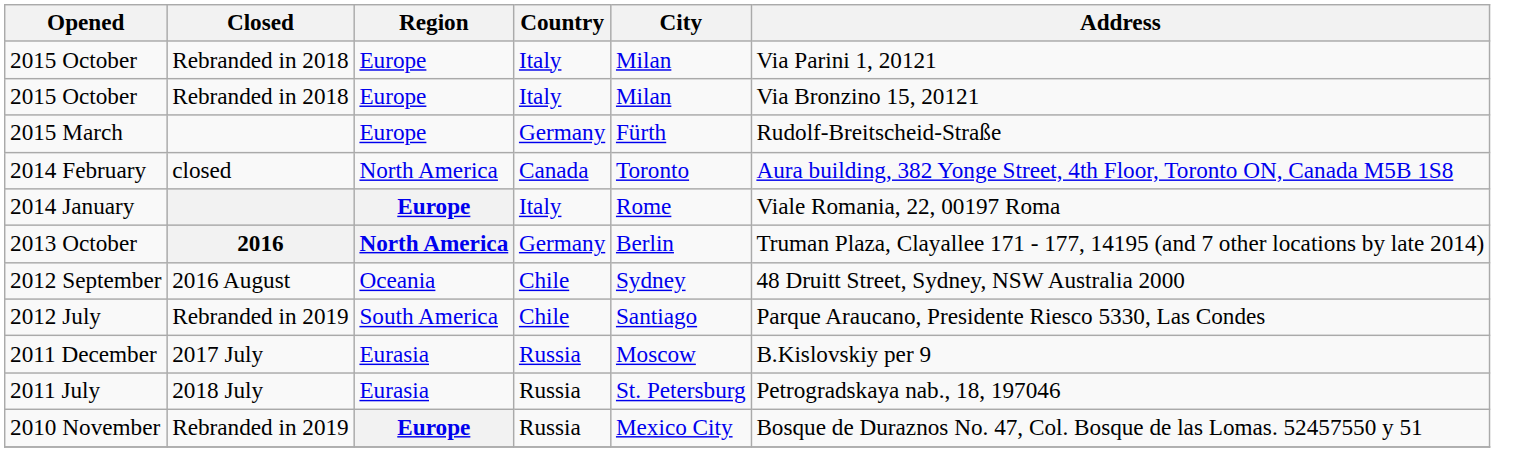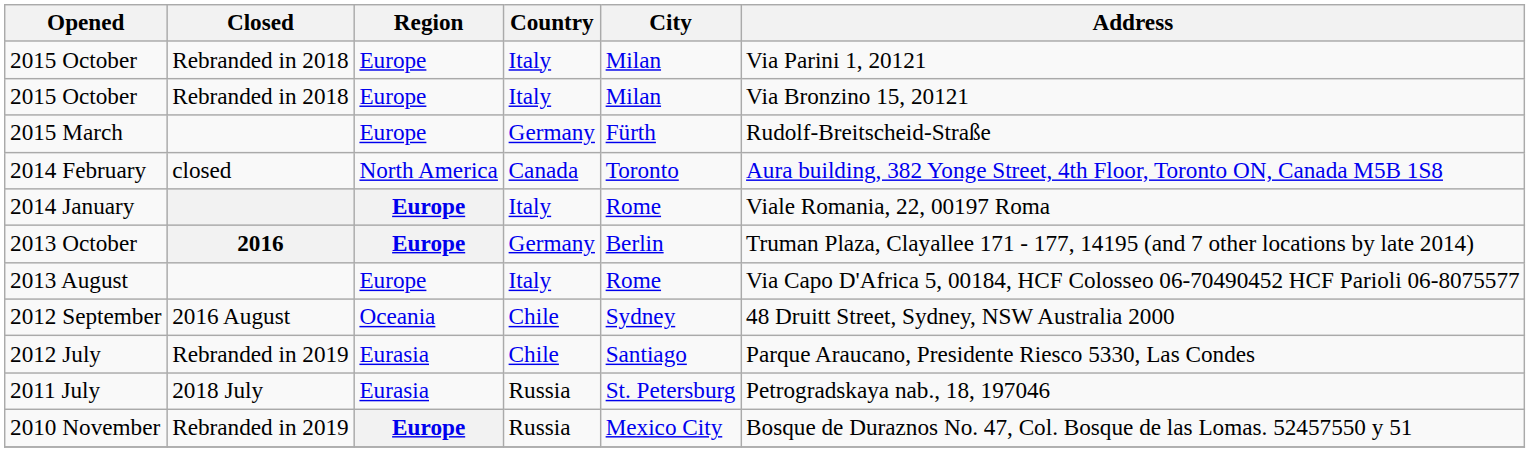(434, 243) North America -> (429, 243) Europe
+ row: (69, 280)
(429, 317) South America -> (394, 354) Eurasia
- row: (83, 354)
